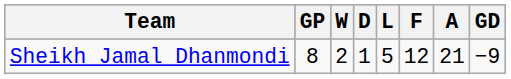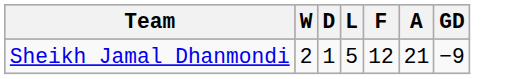- column: (312, 22)
